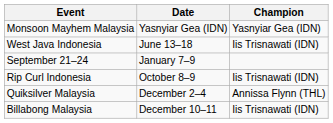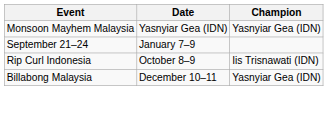- row: (54, 45)
- row: (51, 93)
(275, 110) Iis Trisnawati (IDN) -> (276, 77) Yasnyiar Gea (IDN)
